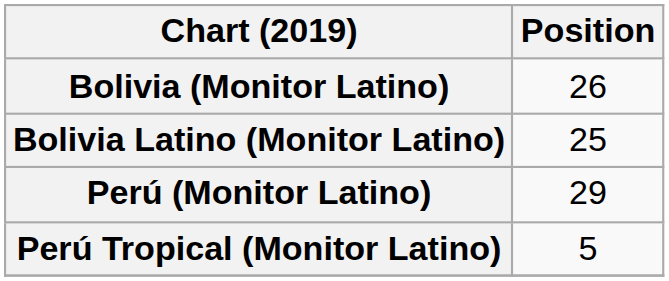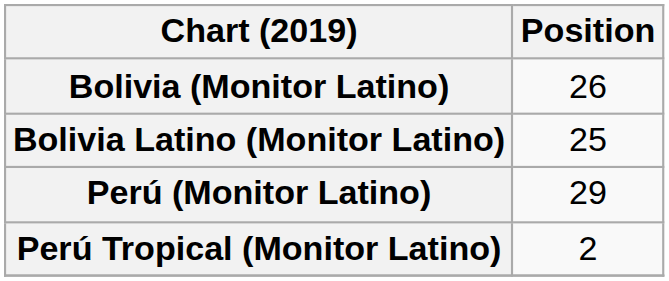(588, 247) 5 -> (588, 247) 2
